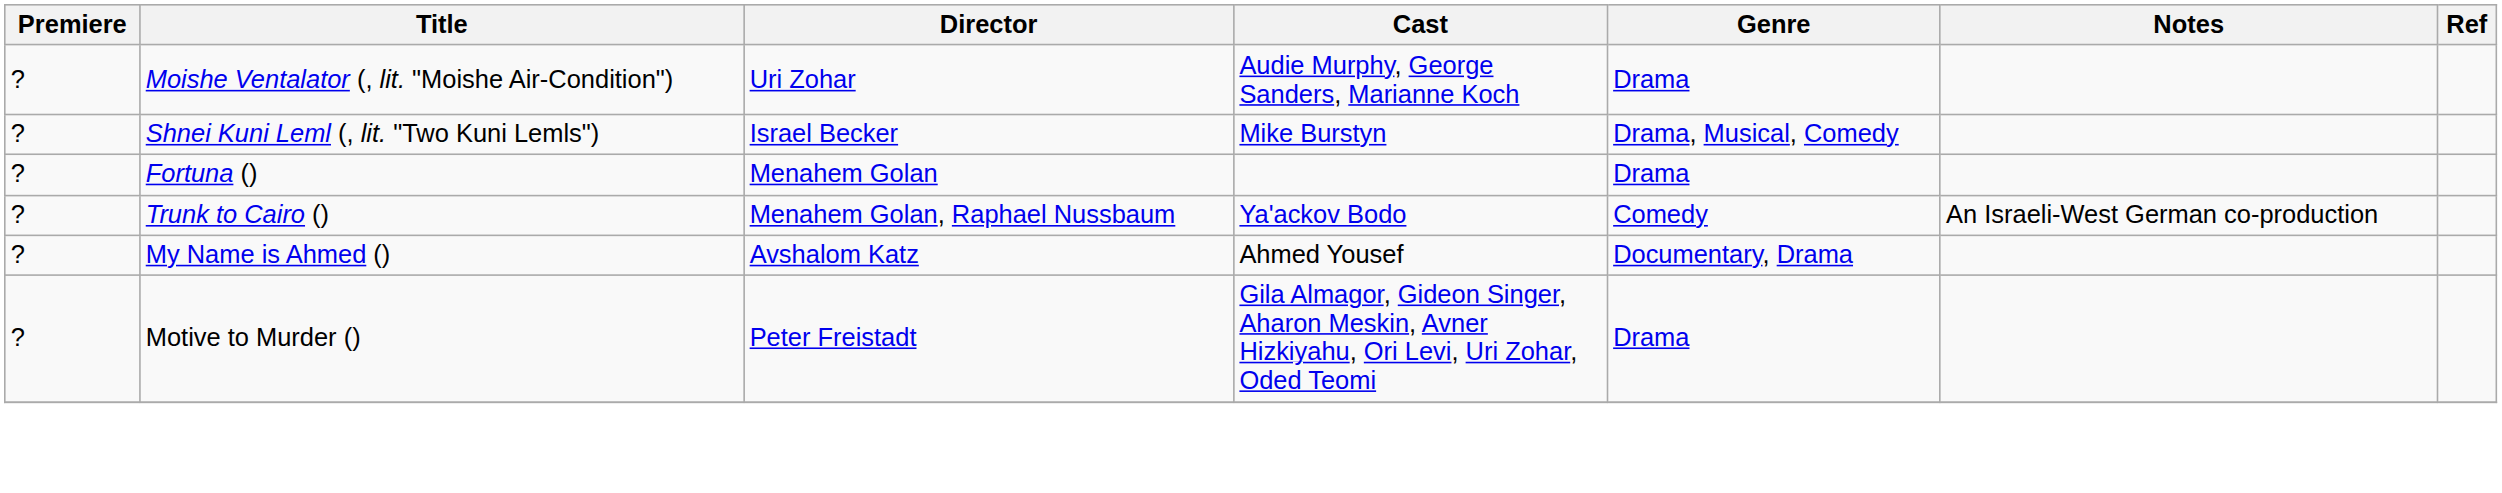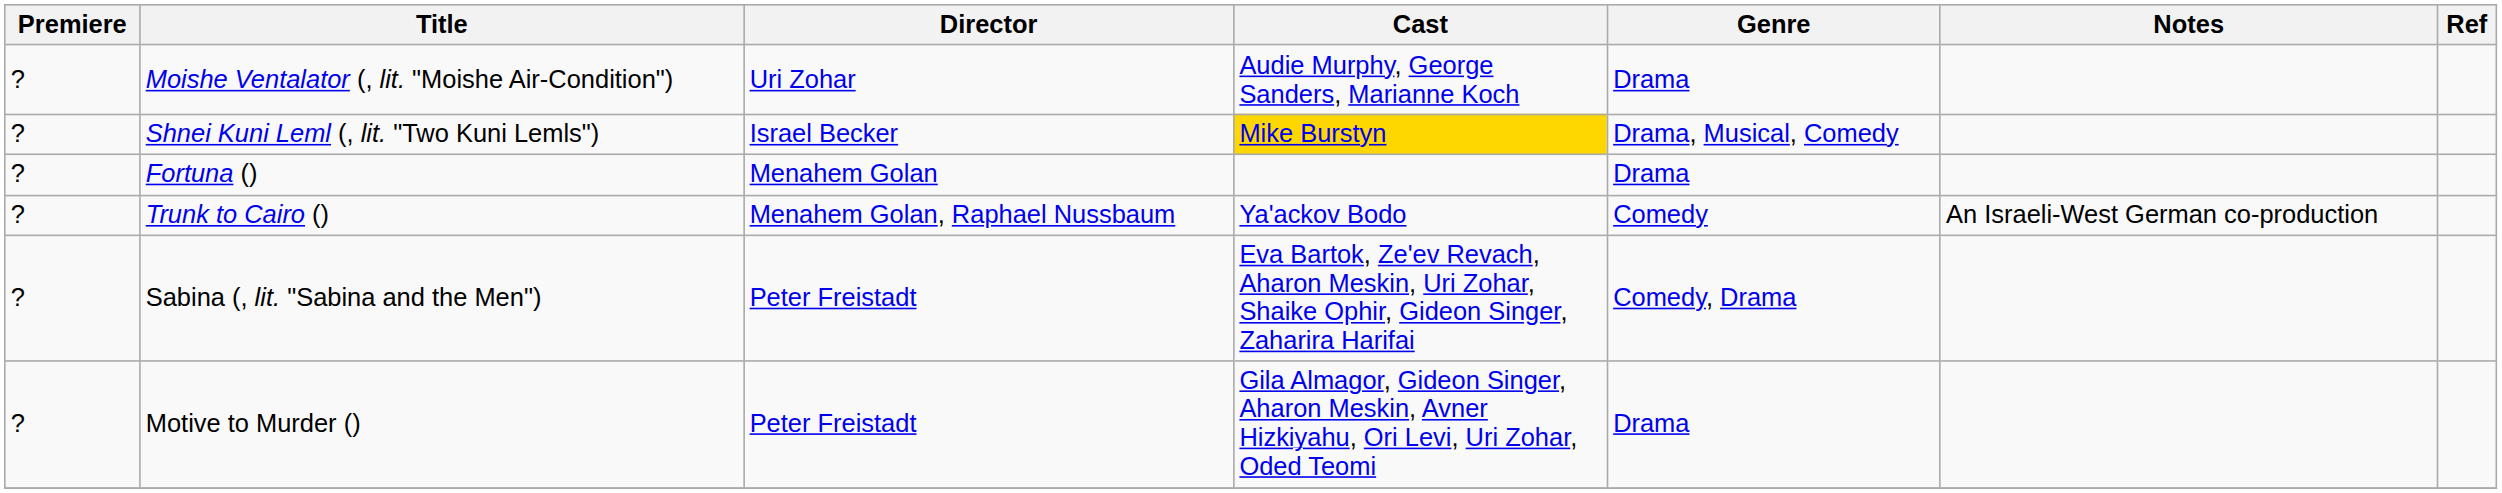(1313, 133) no background -> (1313, 133) gold background
- row: (268, 255)
+ row: (344, 297)
